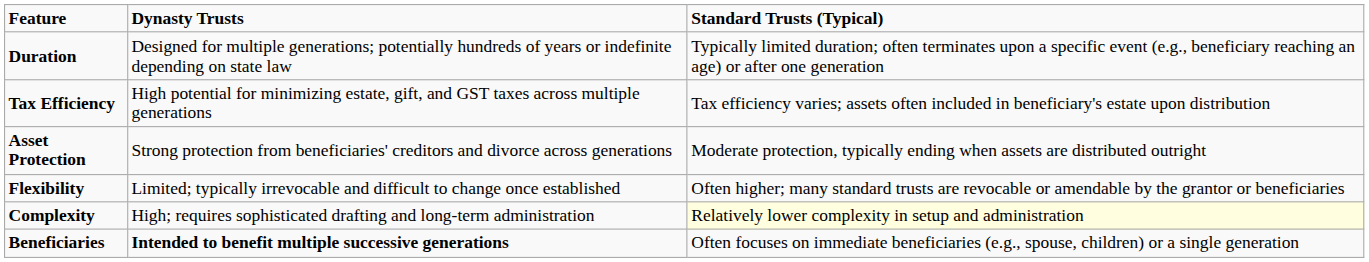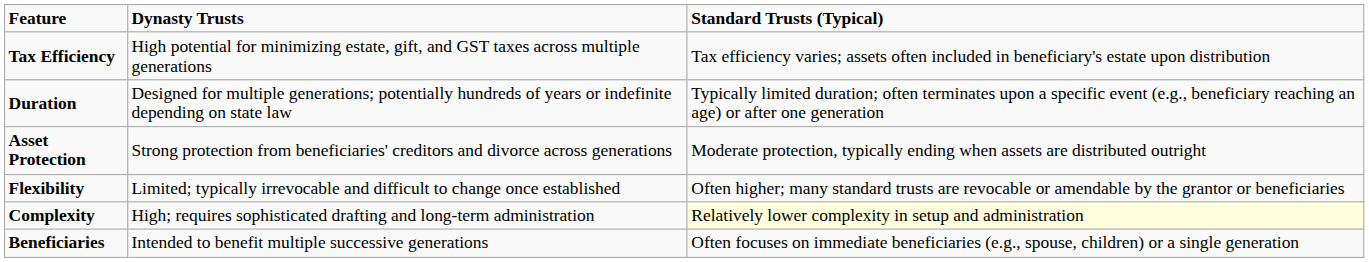rows swapped: (42, 55) <-> (62, 103)
(320, 243) bold -> (310, 243) normal
